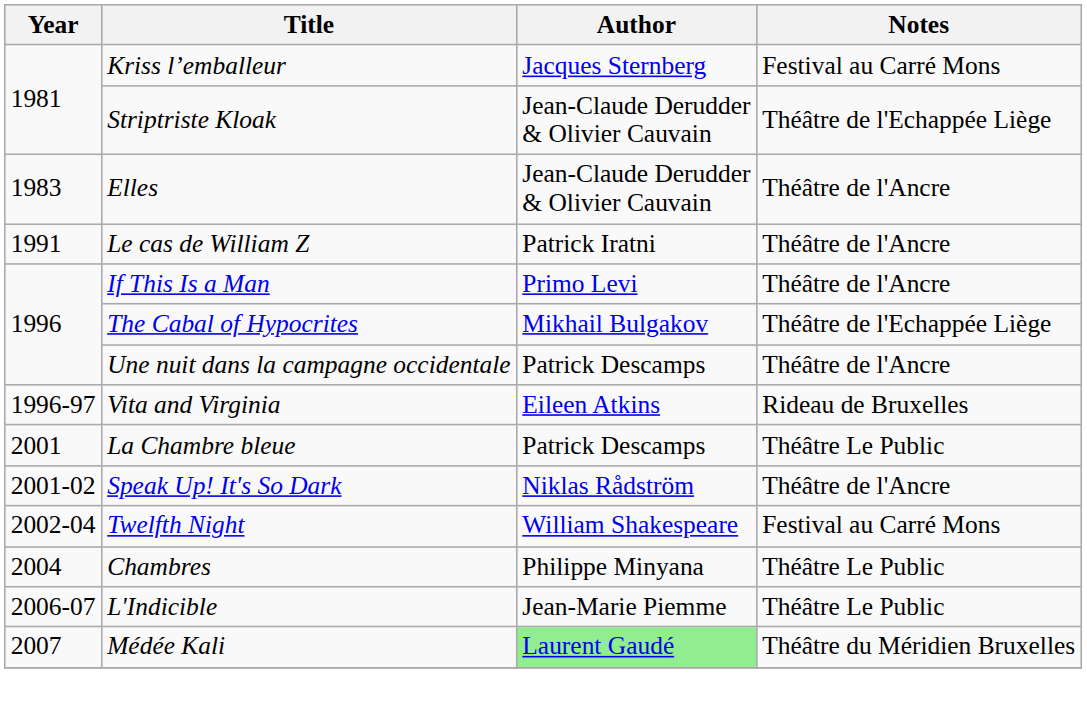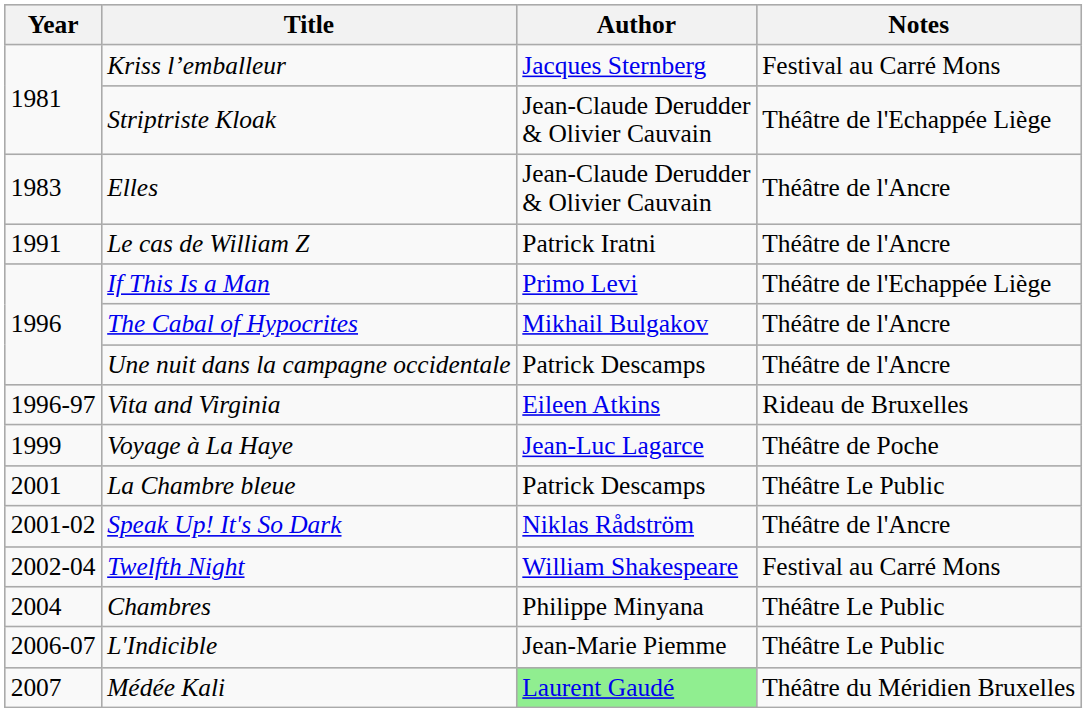(856, 283) Théâtre de l'Ancre -> (907, 283) Théâtre de l'Echappée Liège
(907, 323) Théâtre de l'Echappée Liège -> (856, 323) Théâtre de l'Ancre
+ row: (200, 445)
